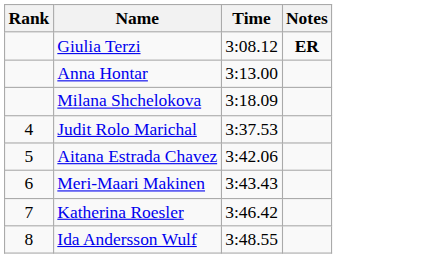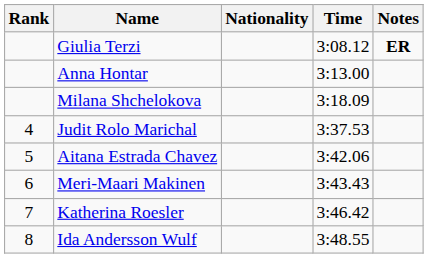+ column: (267, 18)
